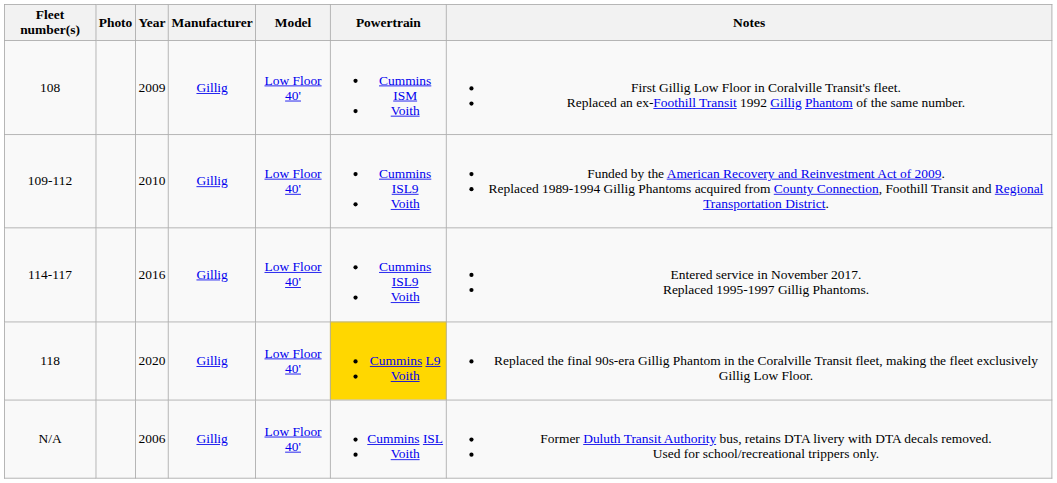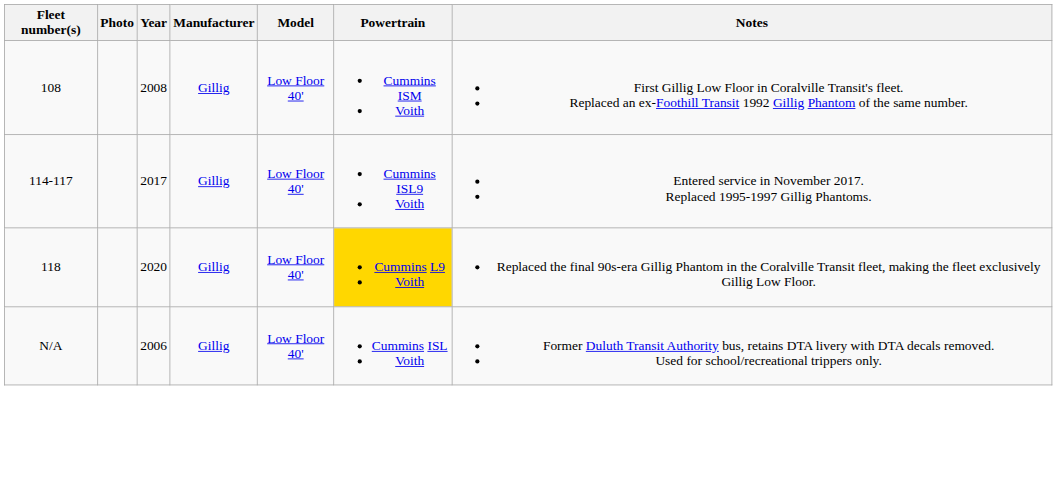(152, 87) 2009 -> (154, 87) 2008
- row: (50, 181)
(152, 274) 2016 -> (154, 181) 2017
